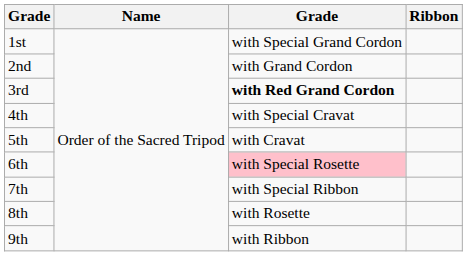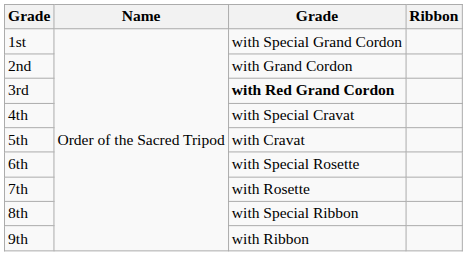(296, 164) pink background -> (296, 164) no background
(295, 189) with Special Ribbon -> (271, 189) with Rosette
(271, 213) with Rosette -> (295, 213) with Special Ribbon
